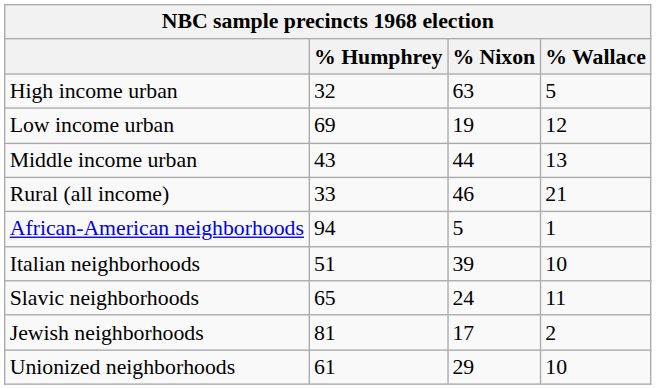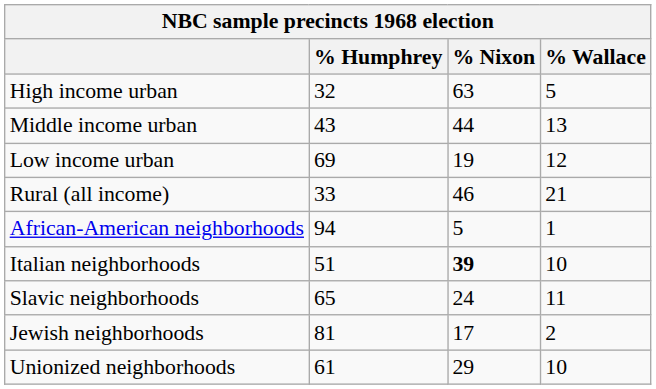rows swapped: (103, 159) <-> (92, 125)
(463, 263) normal -> (463, 263) bold
